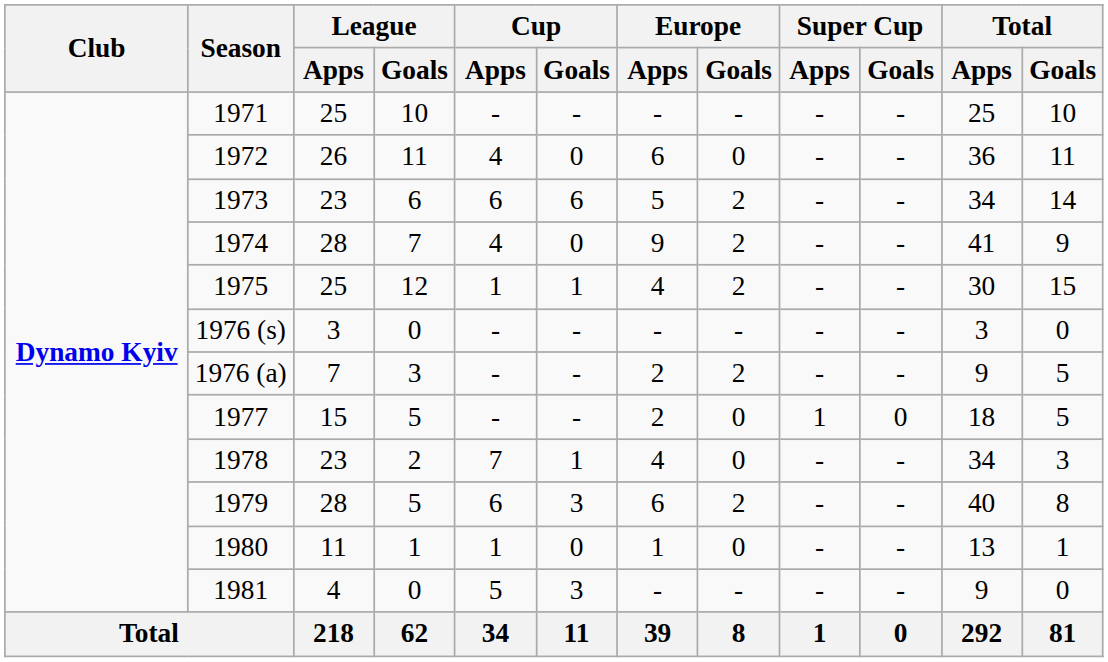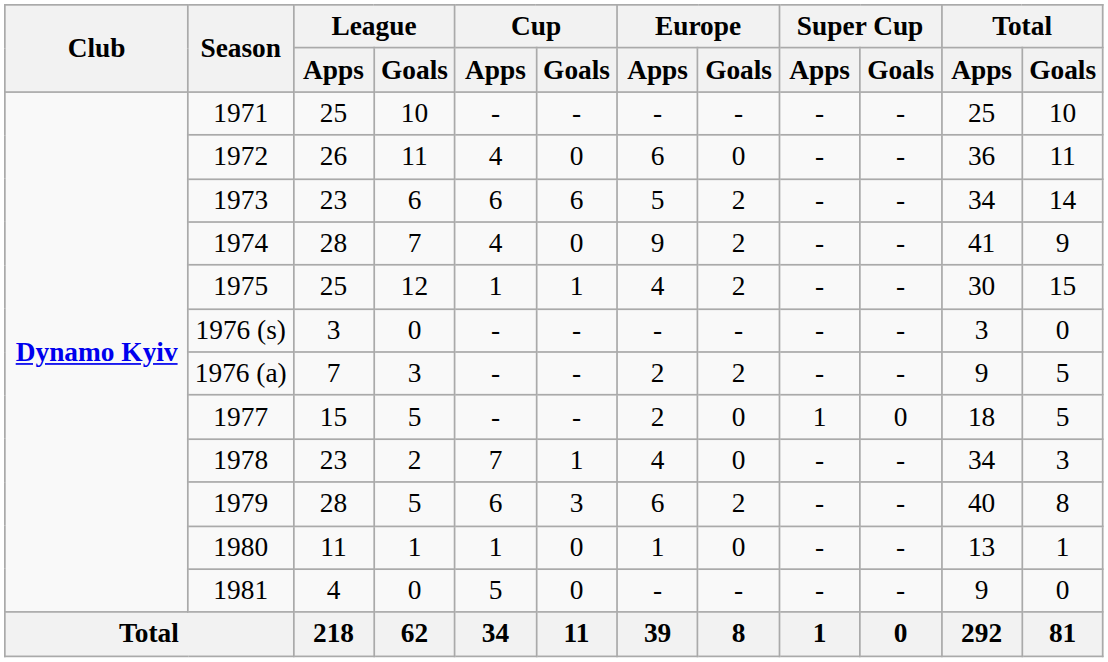(577, 590) 3 -> (577, 590) 0
